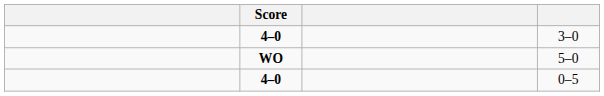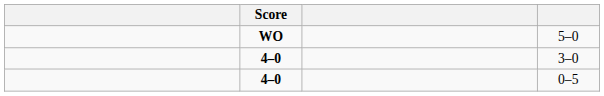rows swapped: (568, 58) <-> (568, 36)
